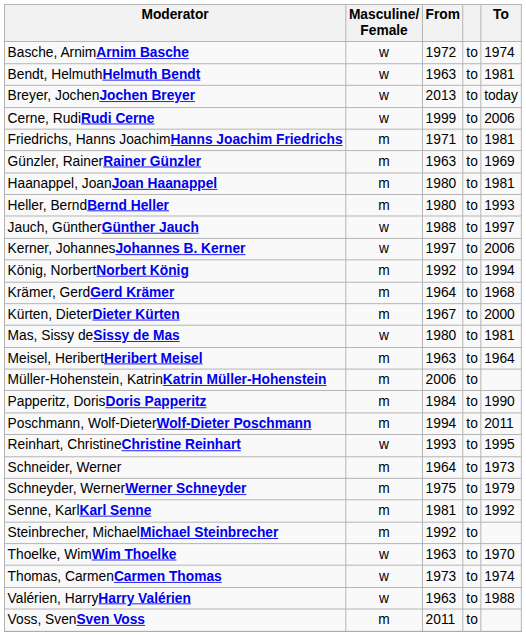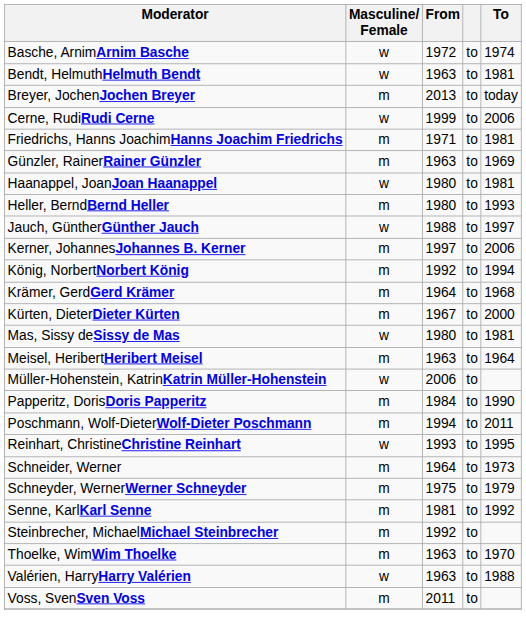(384, 96) w -> (384, 96) m
(384, 183) m -> (384, 183) w
(384, 249) w -> (384, 249) m
(384, 380) m -> (384, 380) w
(384, 554) w -> (384, 554) m
- row: (115, 576)
